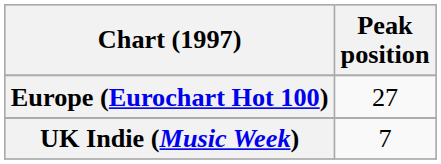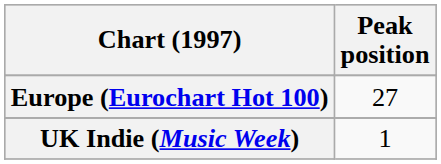(385, 138) 7 -> (385, 138) 1
